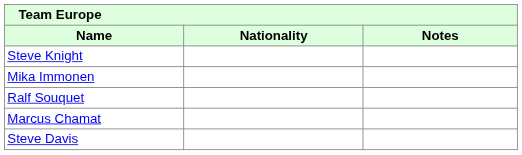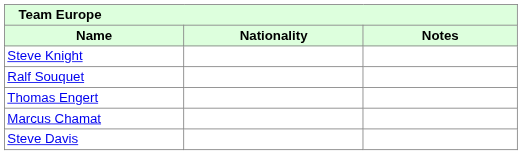- row: (51, 77)
+ row: (53, 97)
